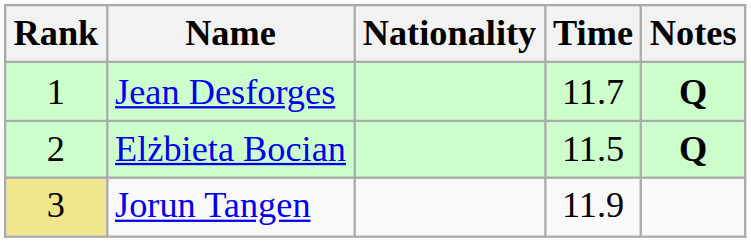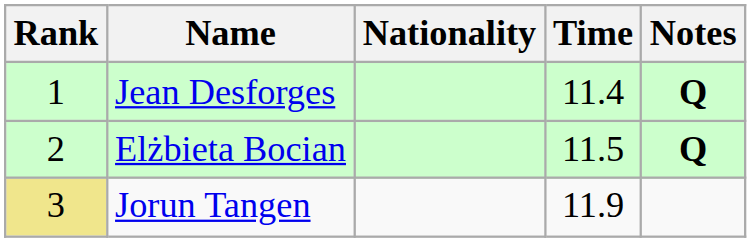(593, 90) 11.7 -> (593, 90) 11.4
